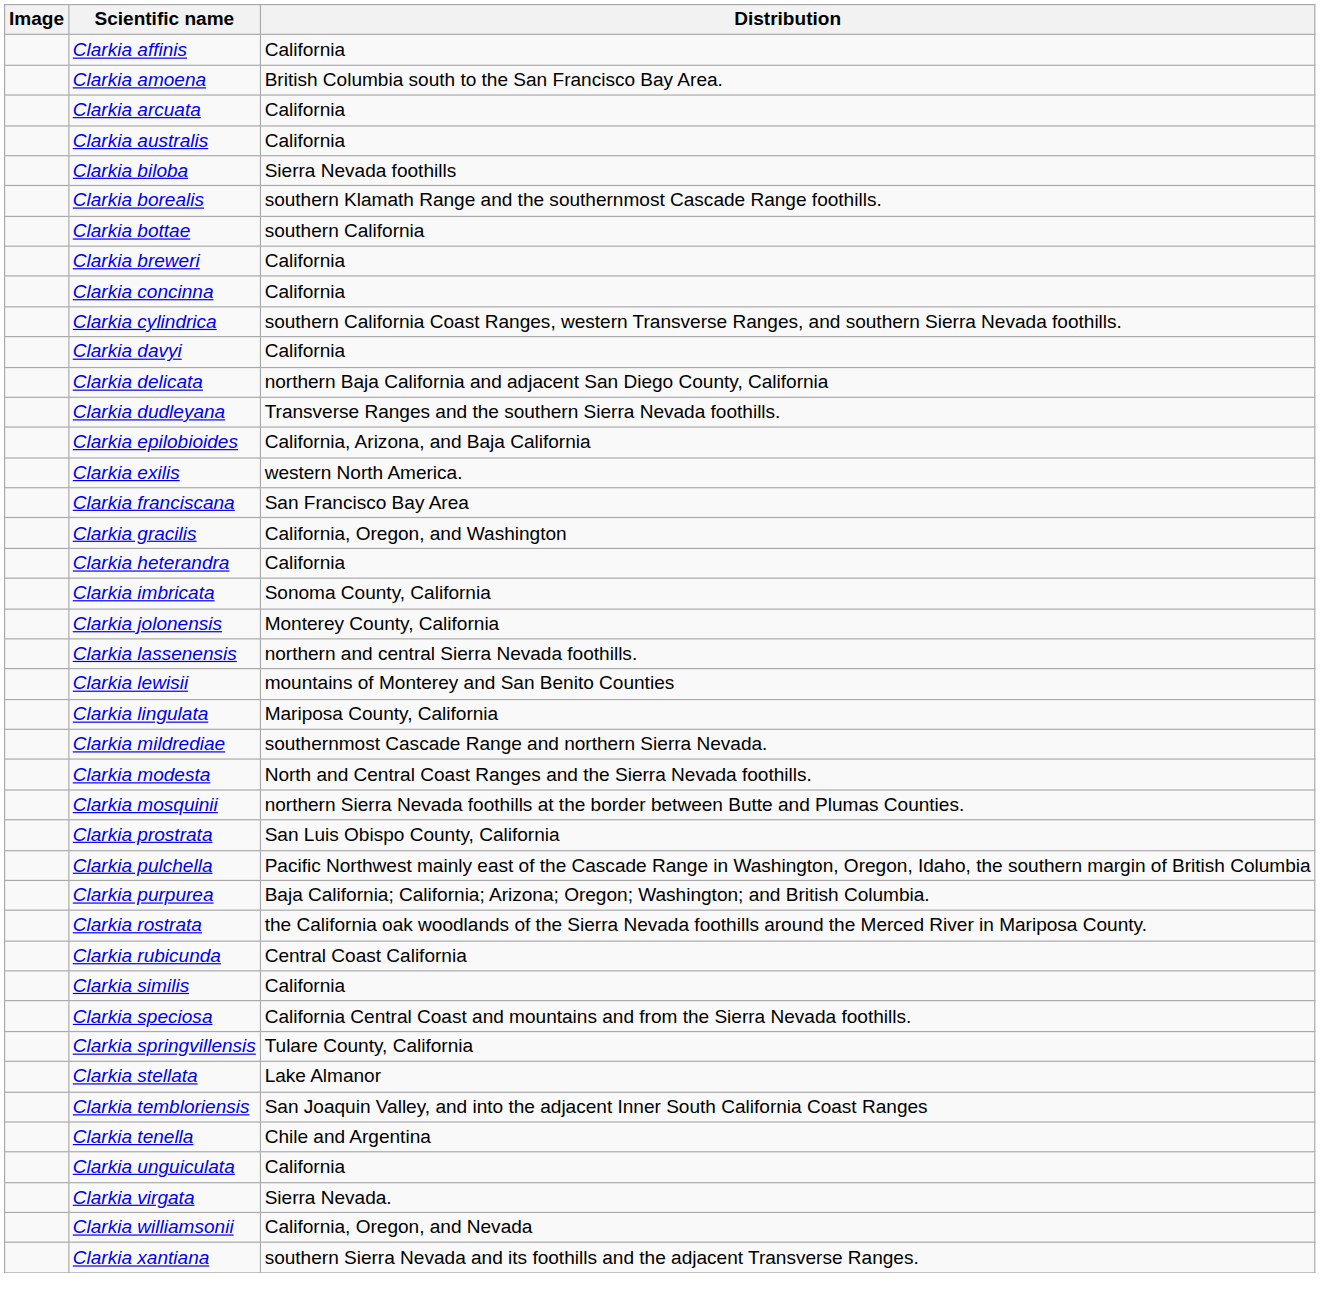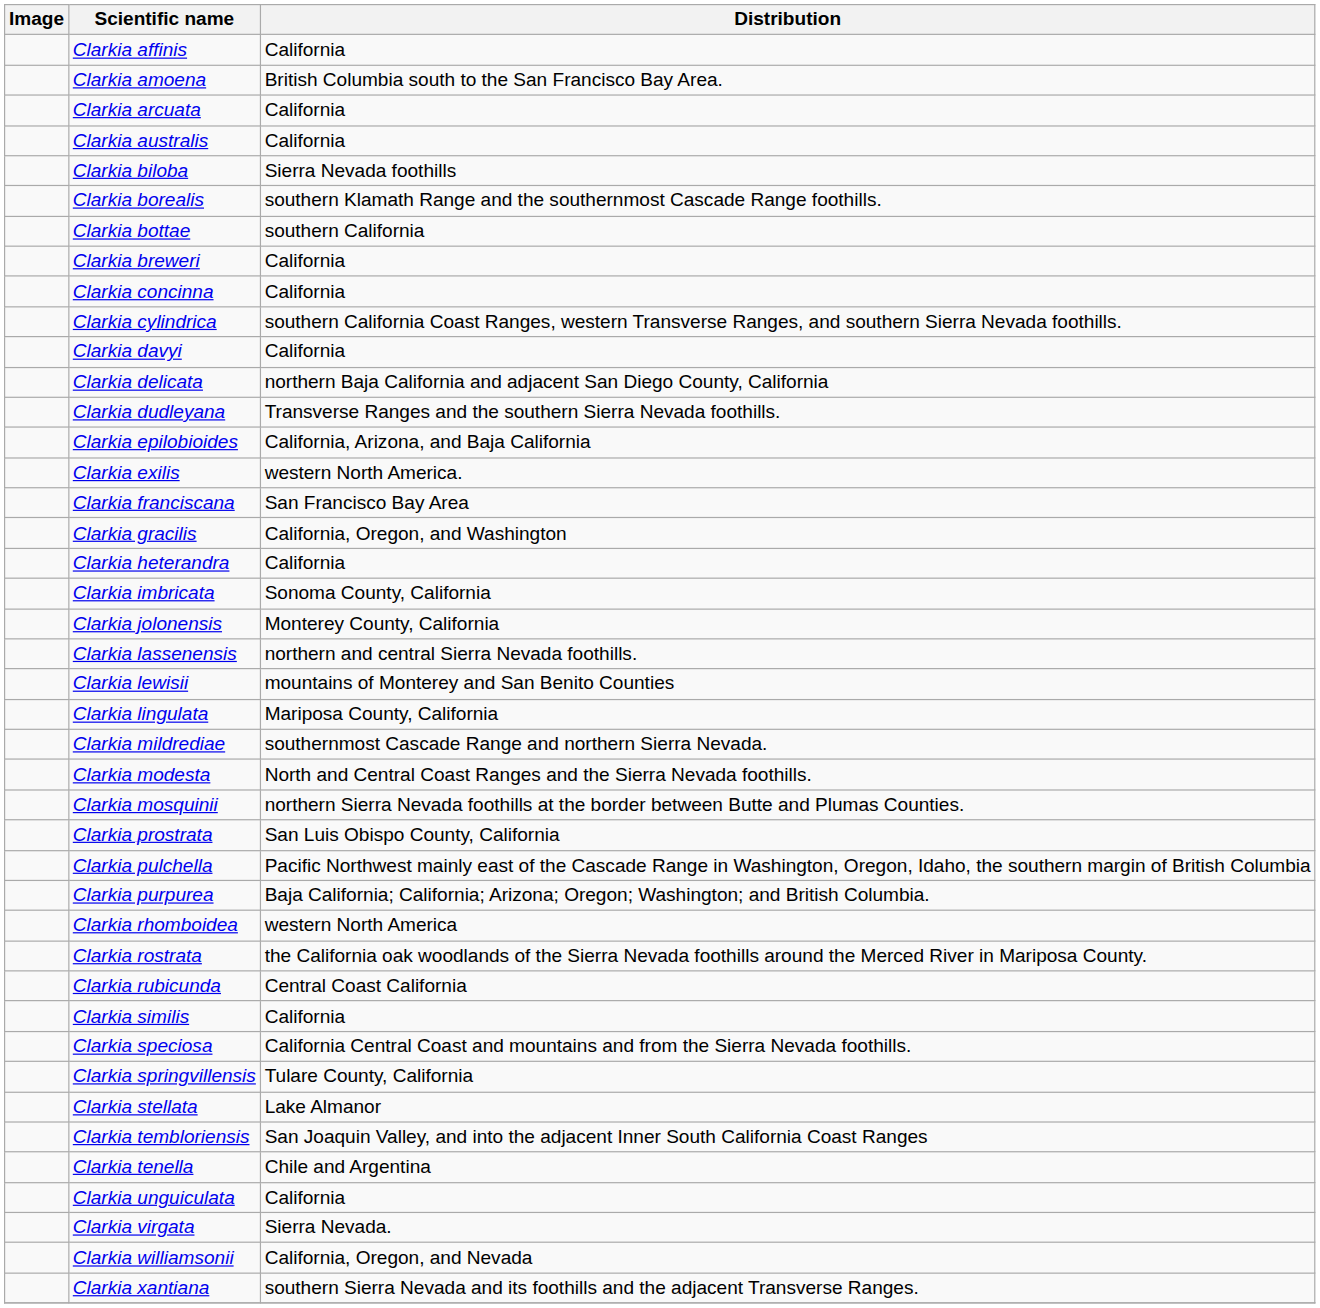+ row: (155, 925)
